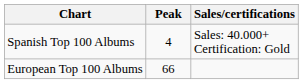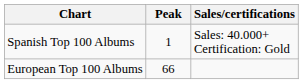(168, 41) 4 -> (168, 41) 1
